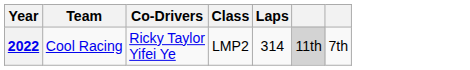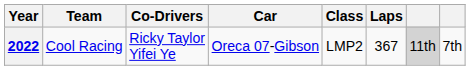+ column: (265, 16)
(272, 46) 314 -> (386, 46) 367
